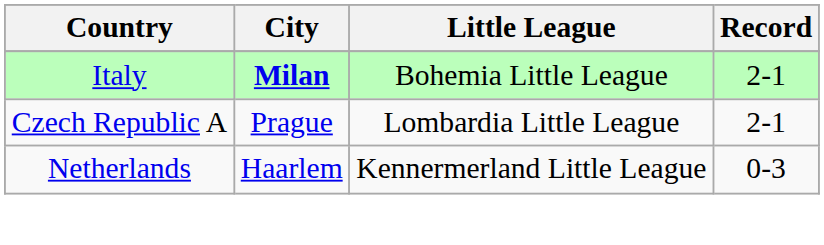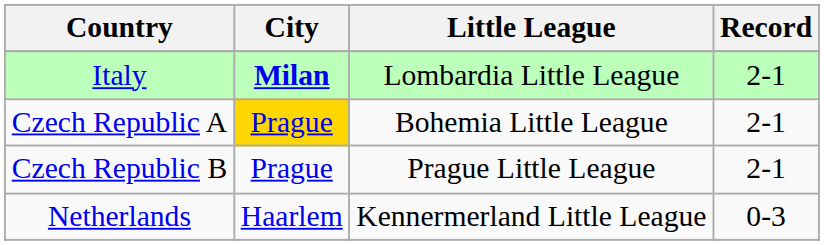(531, 74) Bohemia Little League -> (531, 74) Lombardia Little League
(292, 121) no background -> (292, 121) gold background
(531, 121) Lombardia Little League -> (531, 121) Bohemia Little League
+ row: (119, 168)
